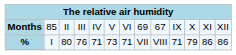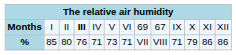(51, 27) 85 -> (51, 27) I
(82, 27) normal -> (82, 27) bold
(51, 42) I -> (51, 42) 85
